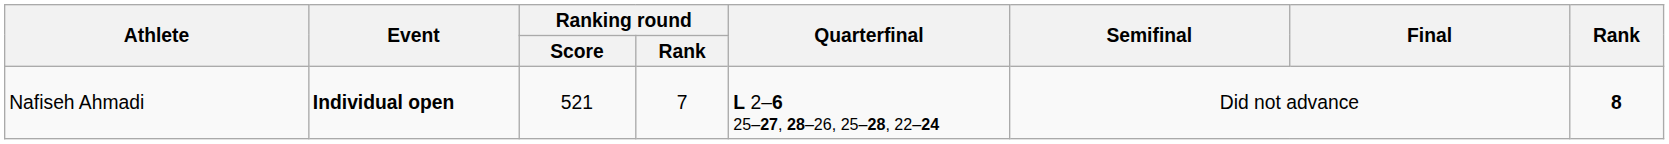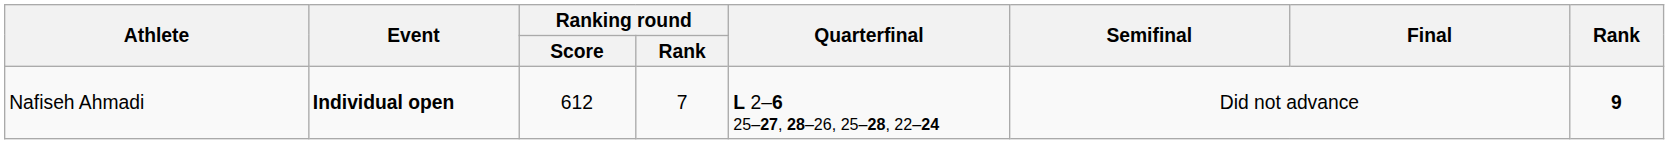(577, 103) 521 -> (577, 103) 612
(1616, 103) 8 -> (1616, 103) 9
